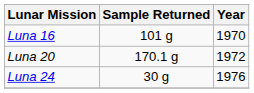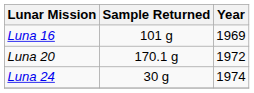(231, 35) 1970 -> (231, 35) 1969
(231, 77) 1976 -> (231, 77) 1974
